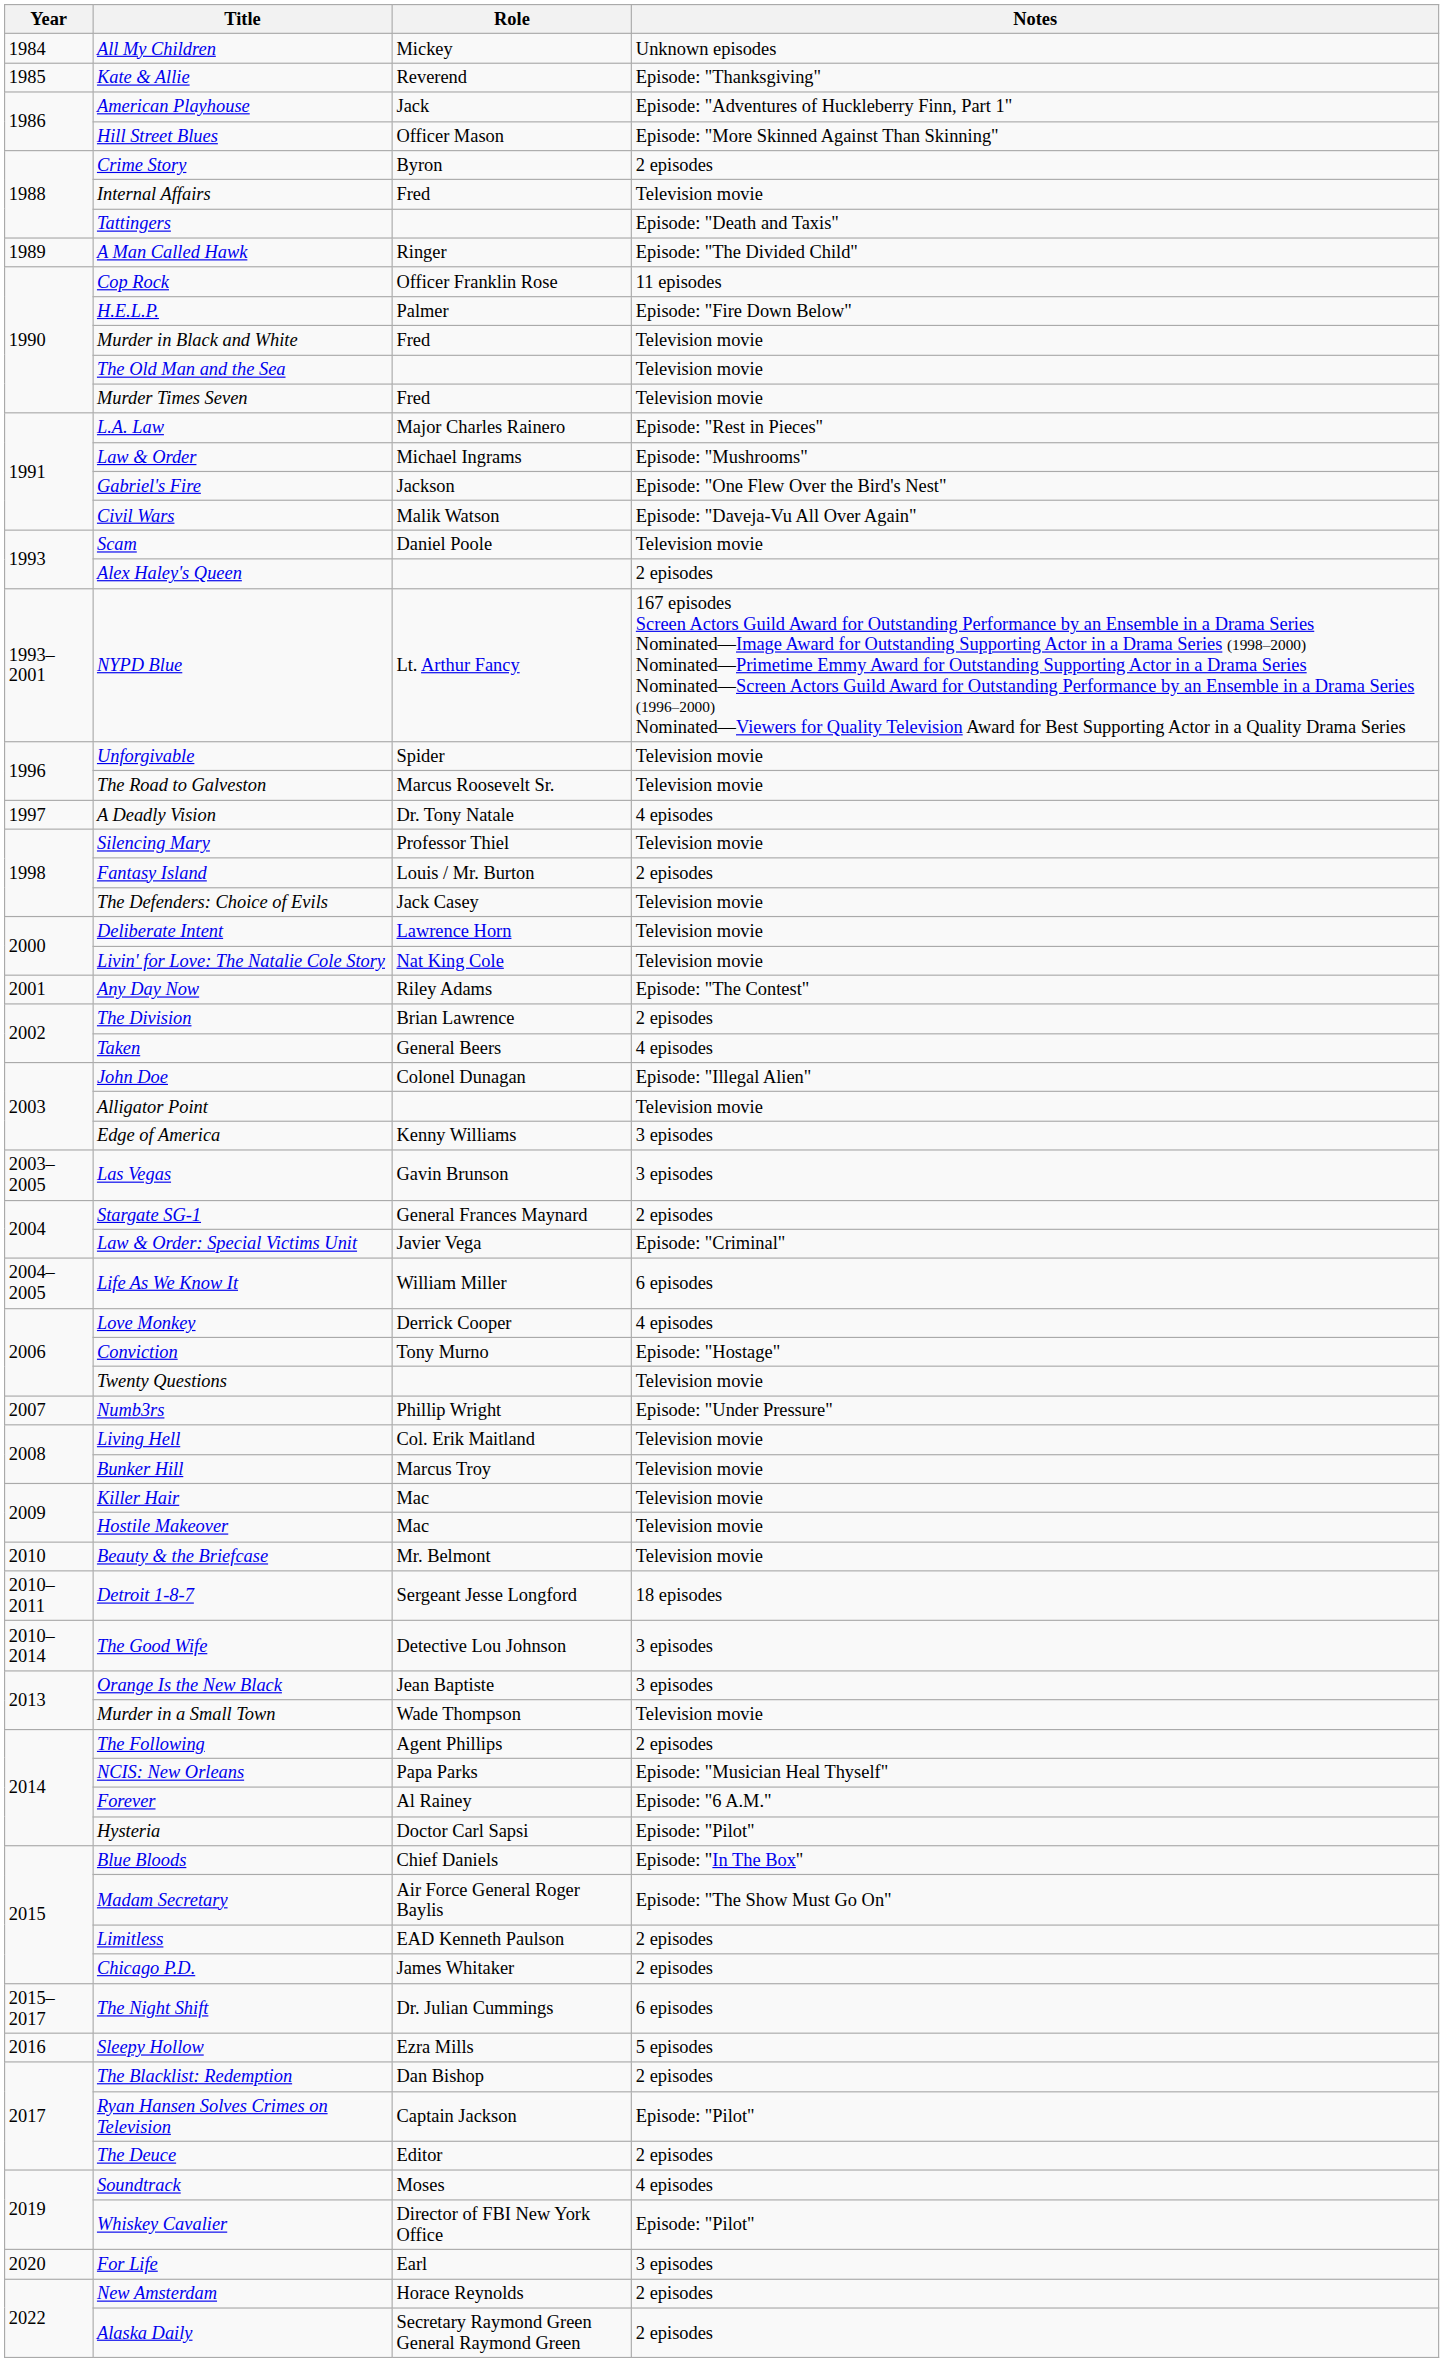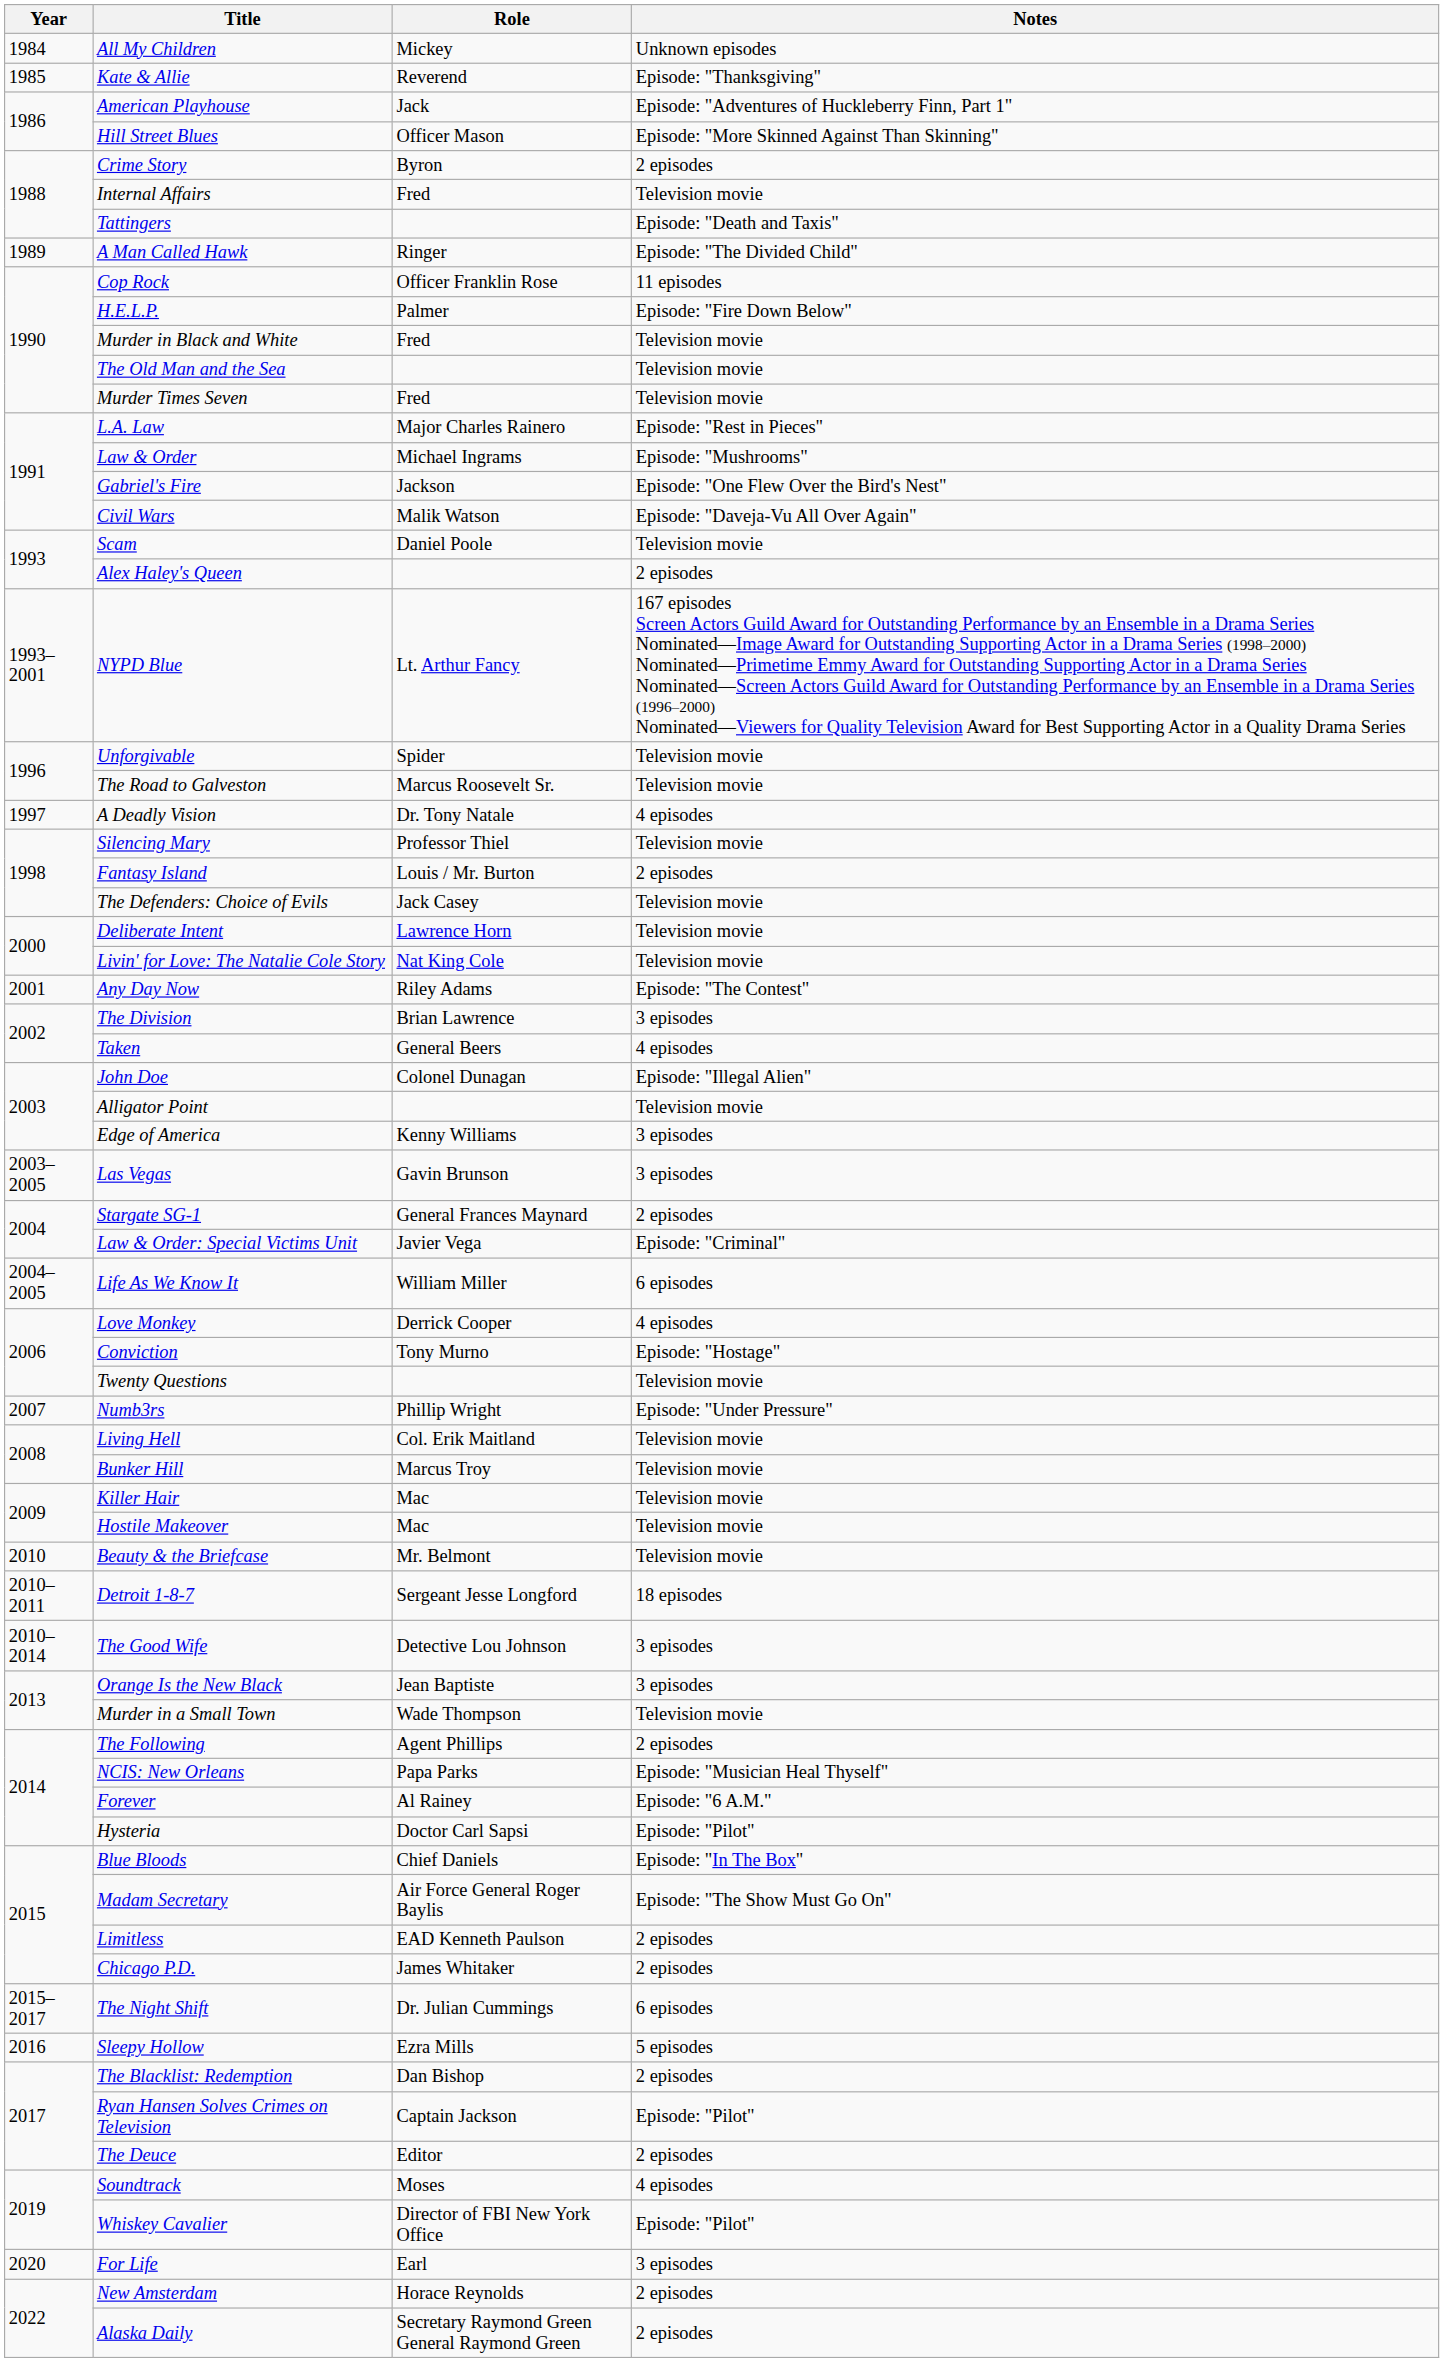(674, 1018) 2 episodes -> (674, 1018) 3 episodes
